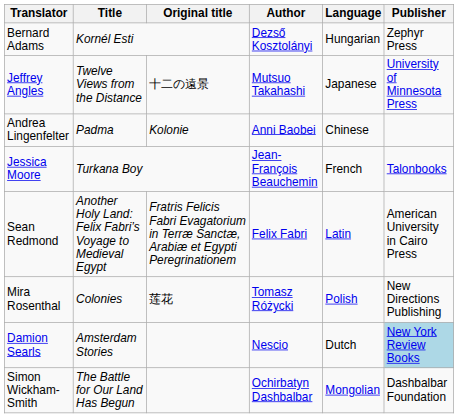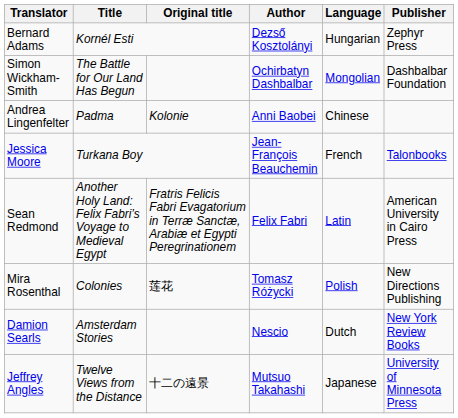rows swapped: (25, 84) <-> (33, 390)
(412, 345) lightblue background -> (412, 331) no background
